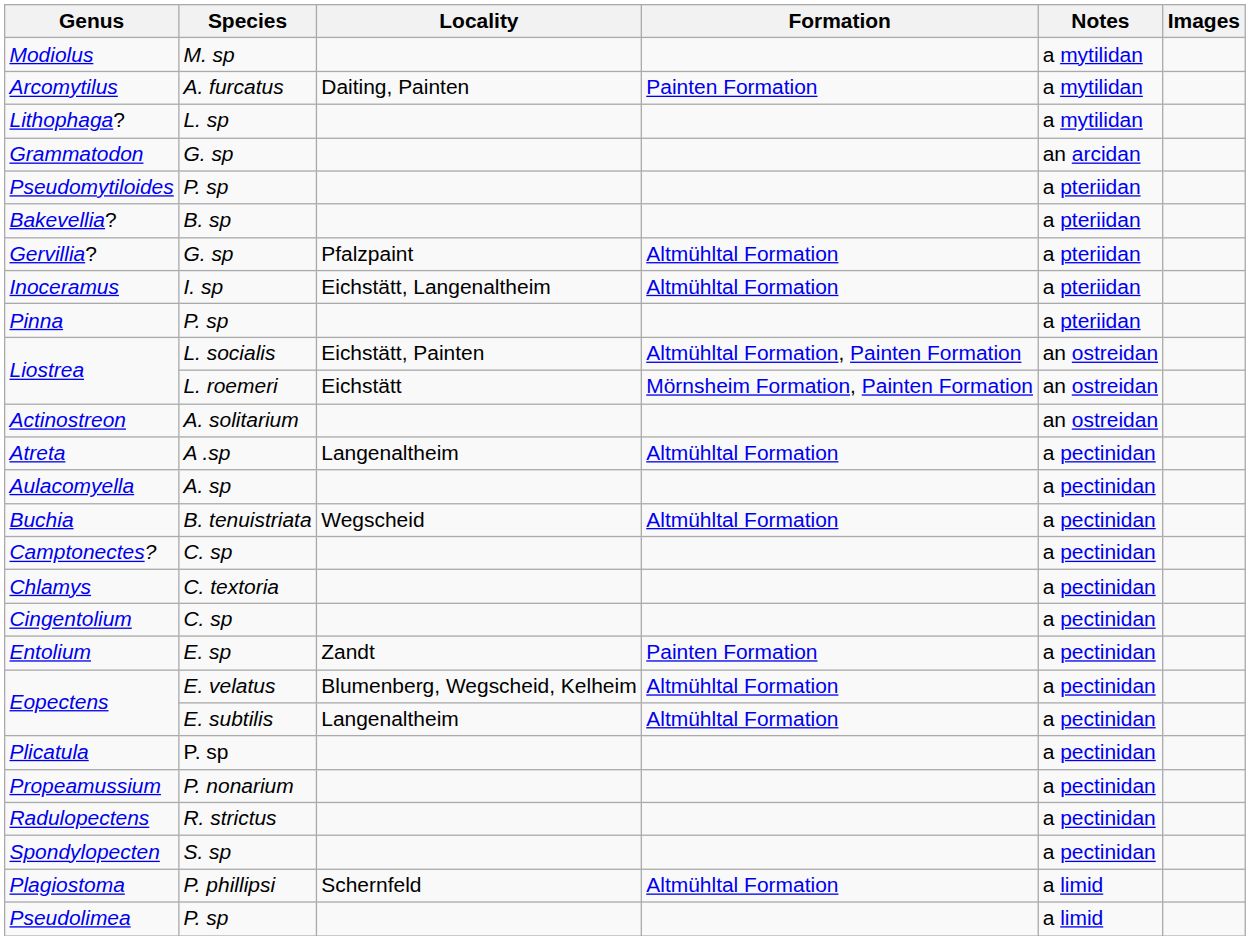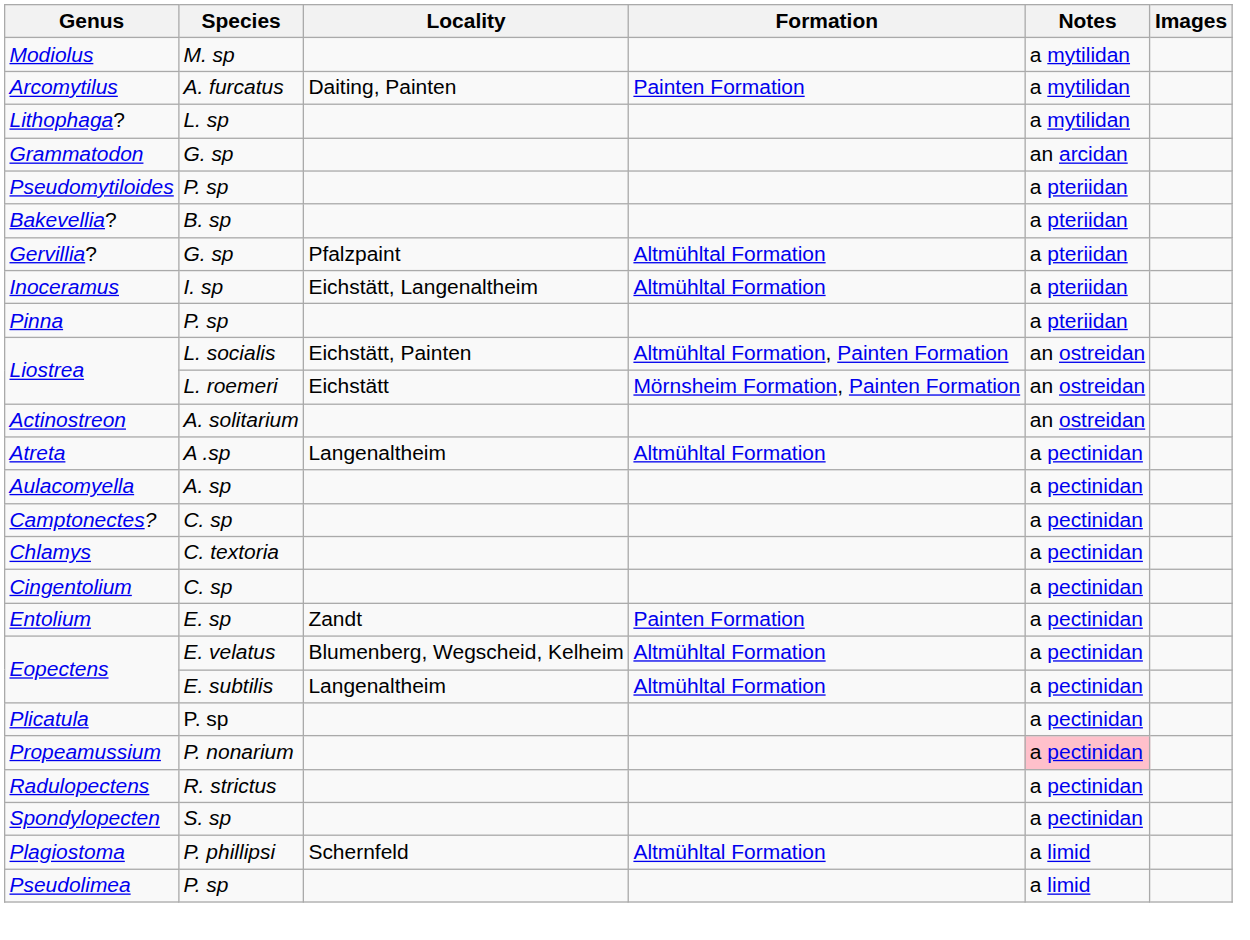- row: (42, 519)
(1099, 785) no background -> (1086, 752) pink background
